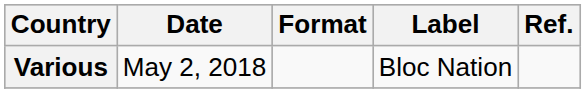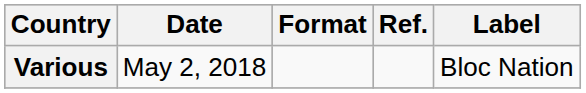columns swapped: (445, 25) <-> (549, 25)
